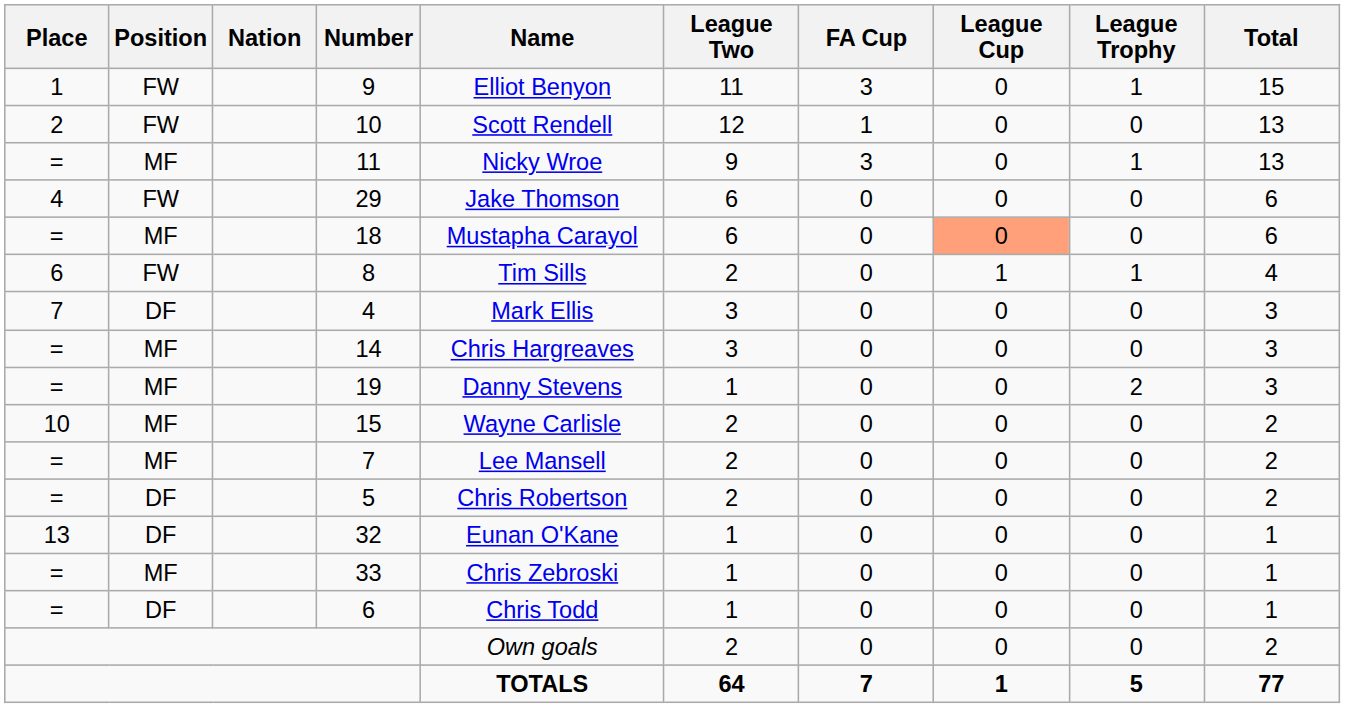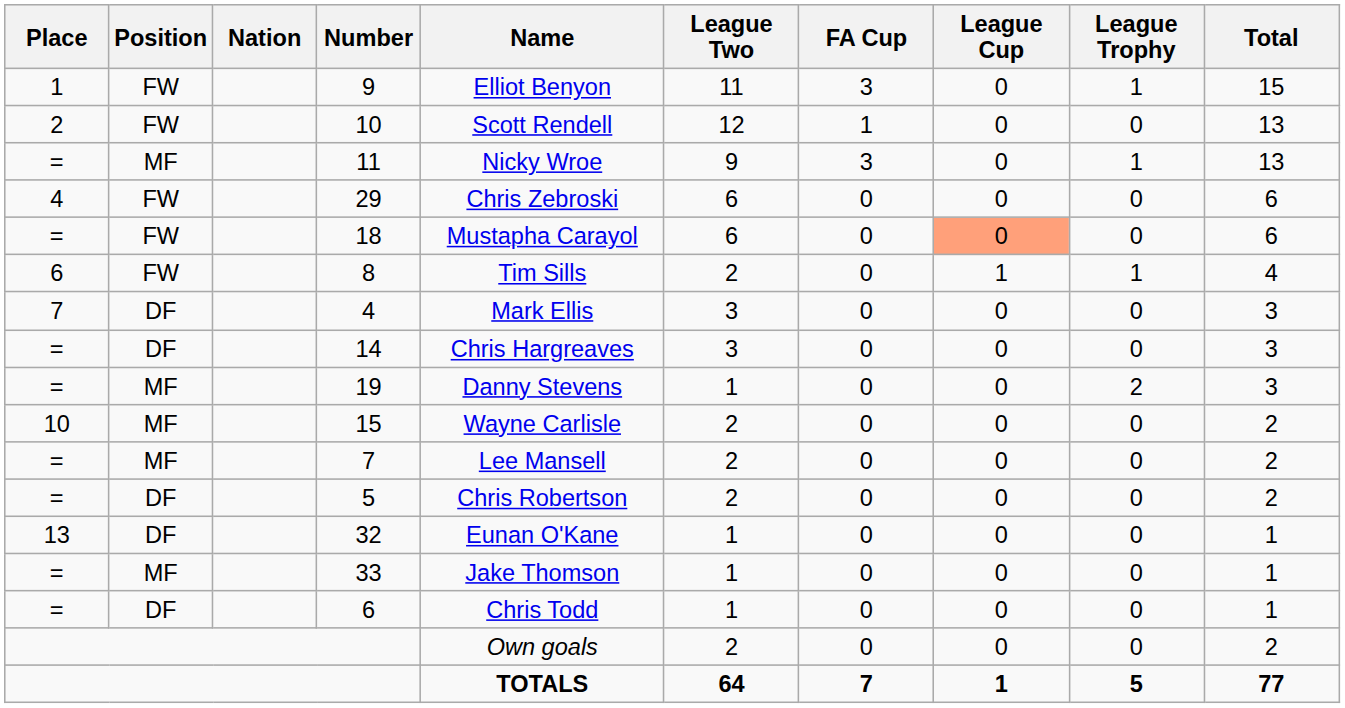(542, 199) Jake Thomson -> (542, 199) Chris Zebroski
(161, 236) MF -> (161, 236) FW
(161, 348) MF -> (161, 348) DF
(542, 572) Chris Zebroski -> (542, 572) Jake Thomson
